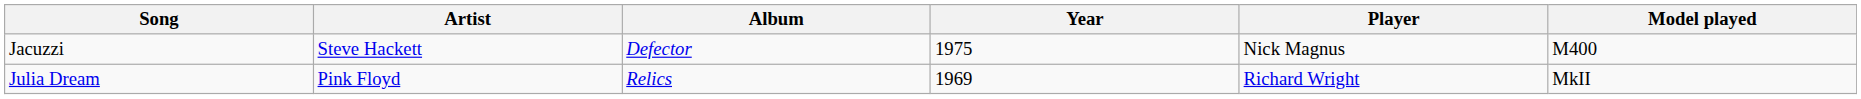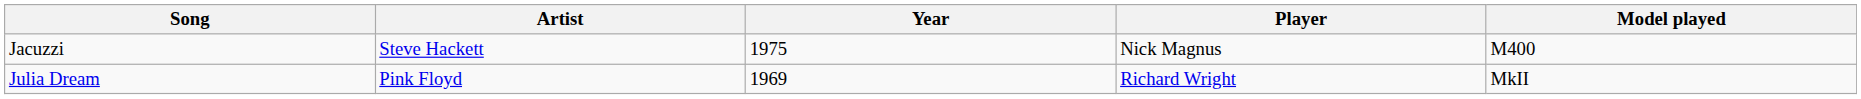- column: (776, 19)
